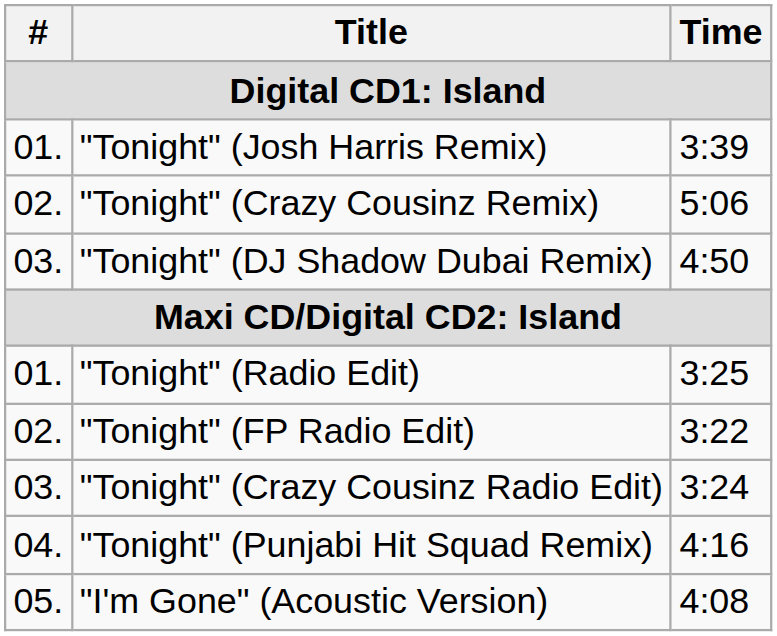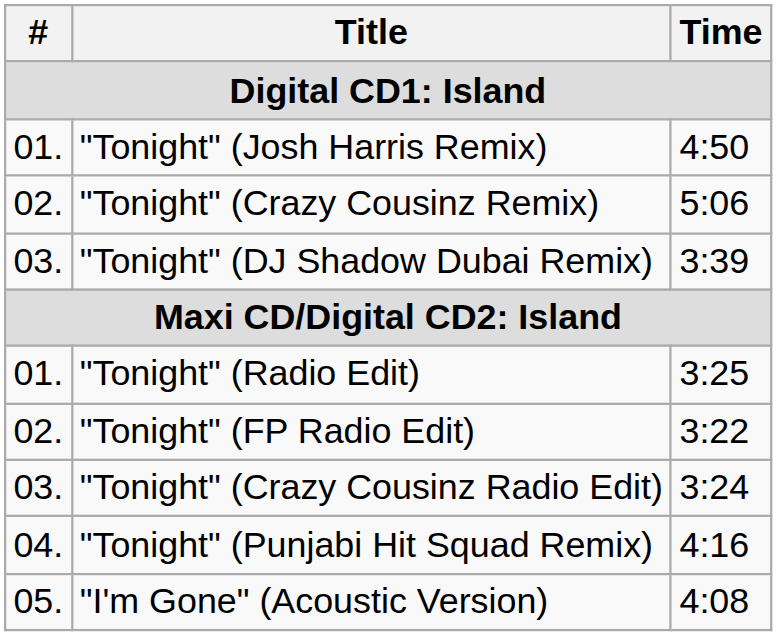(714, 146) 3:39 -> (714, 146) 4:50
(714, 260) 4:50 -> (714, 260) 3:39
